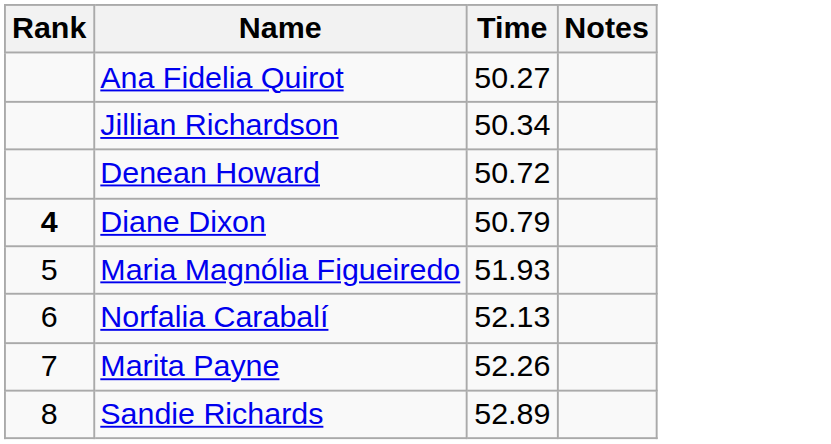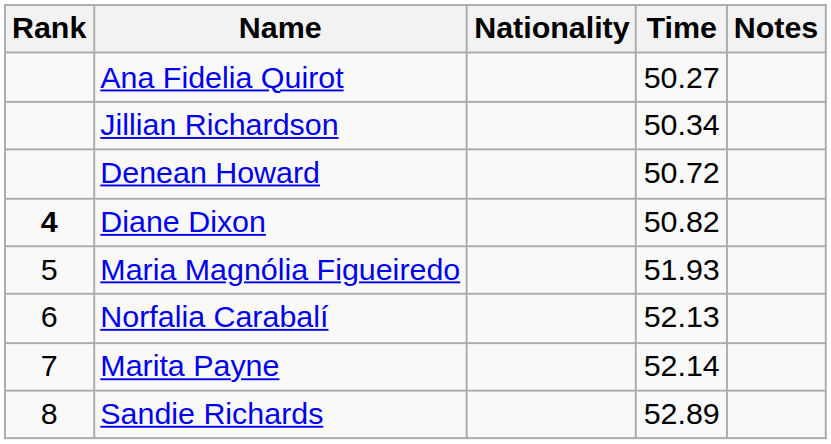+ column: (552, 28)
(512, 221) 50.79 -> (682, 221) 50.82
(512, 366) 52.26 -> (682, 366) 52.14
